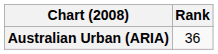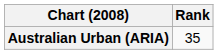(193, 37) 36 -> (193, 37) 35
